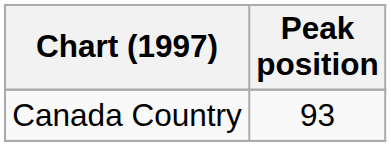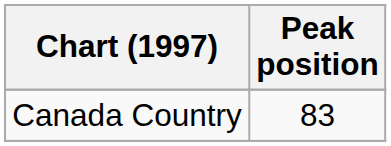(318, 114) 93 -> (318, 114) 83
